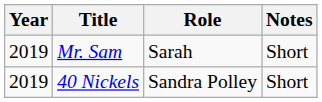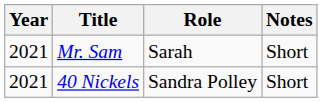(29, 50) 2019 -> (29, 50) 2021
(29, 81) 2019 -> (29, 81) 2021
